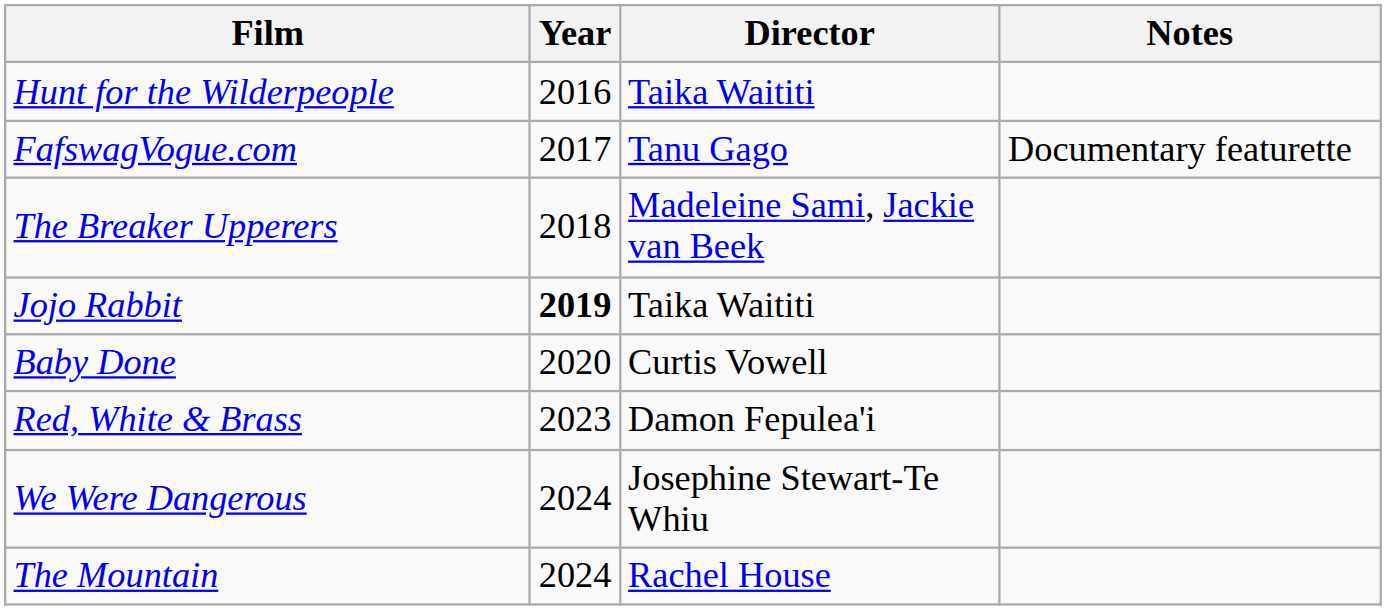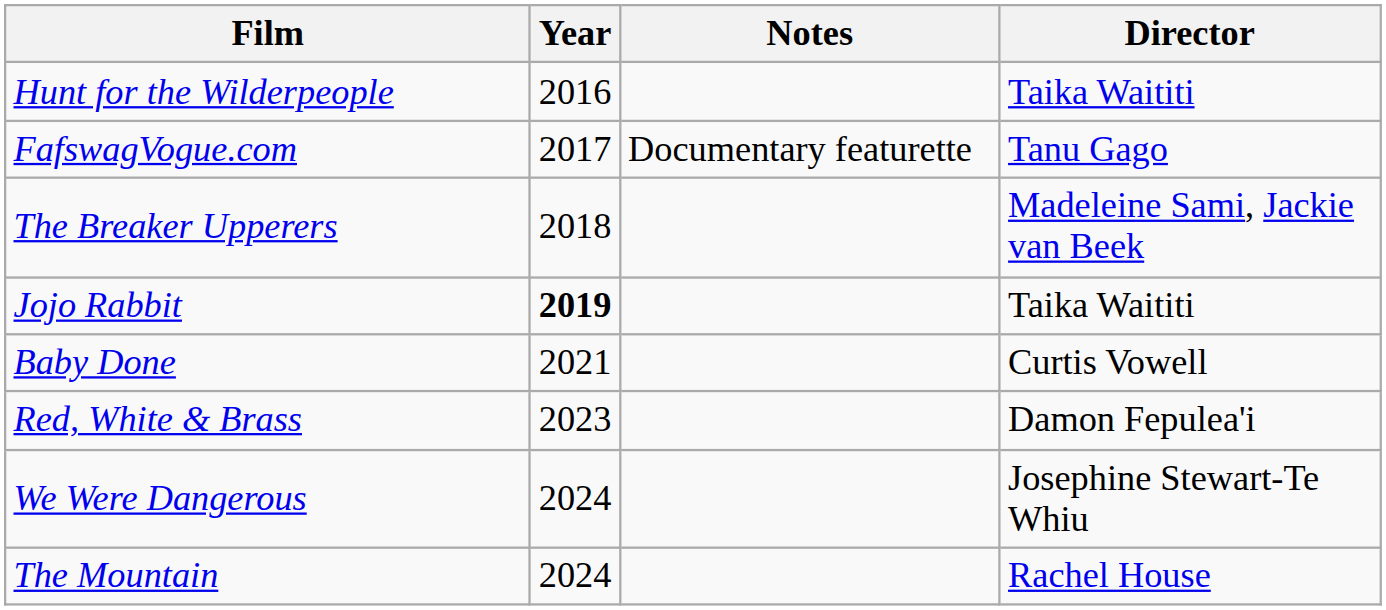columns swapped: (810, 33) <-> (1190, 33)
(575, 362) 2020 -> (575, 362) 2021
